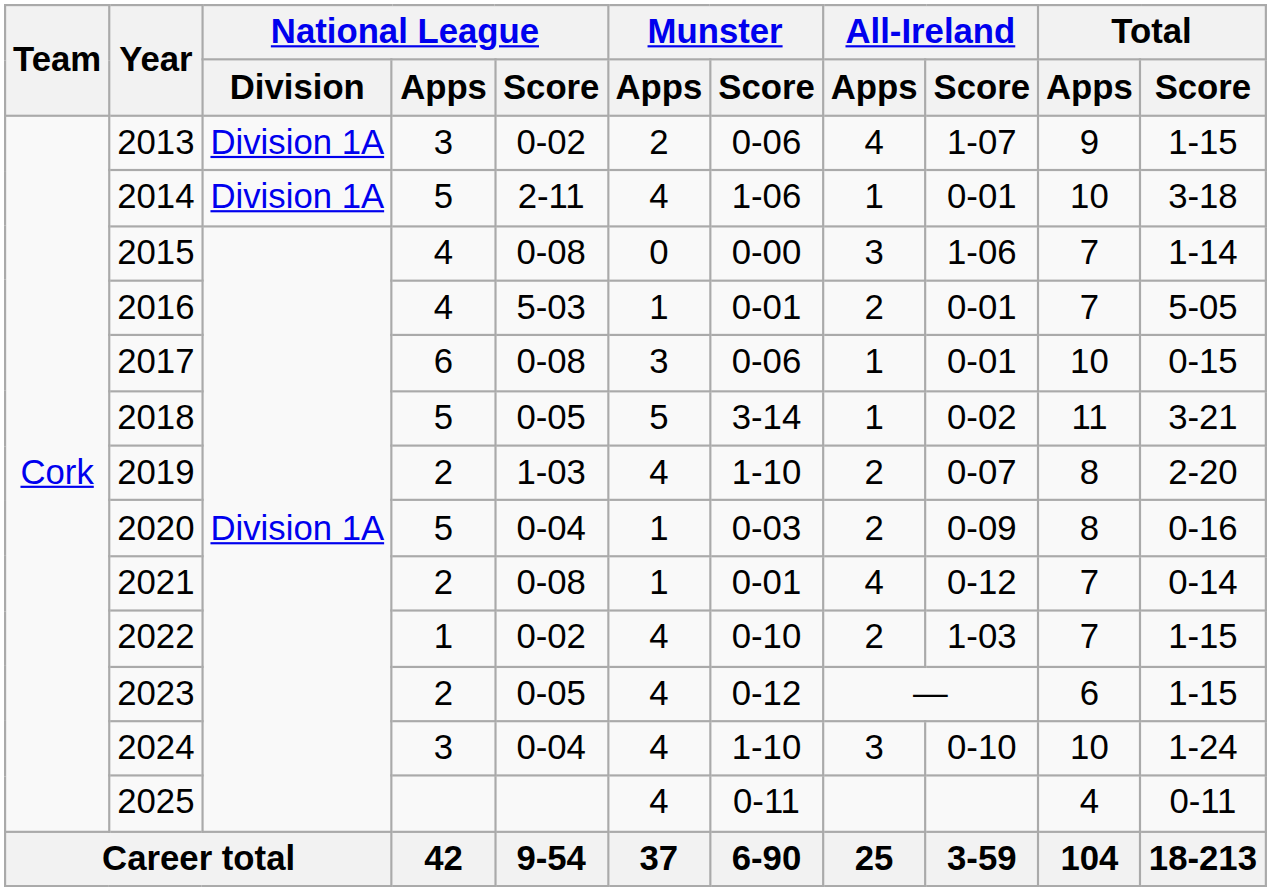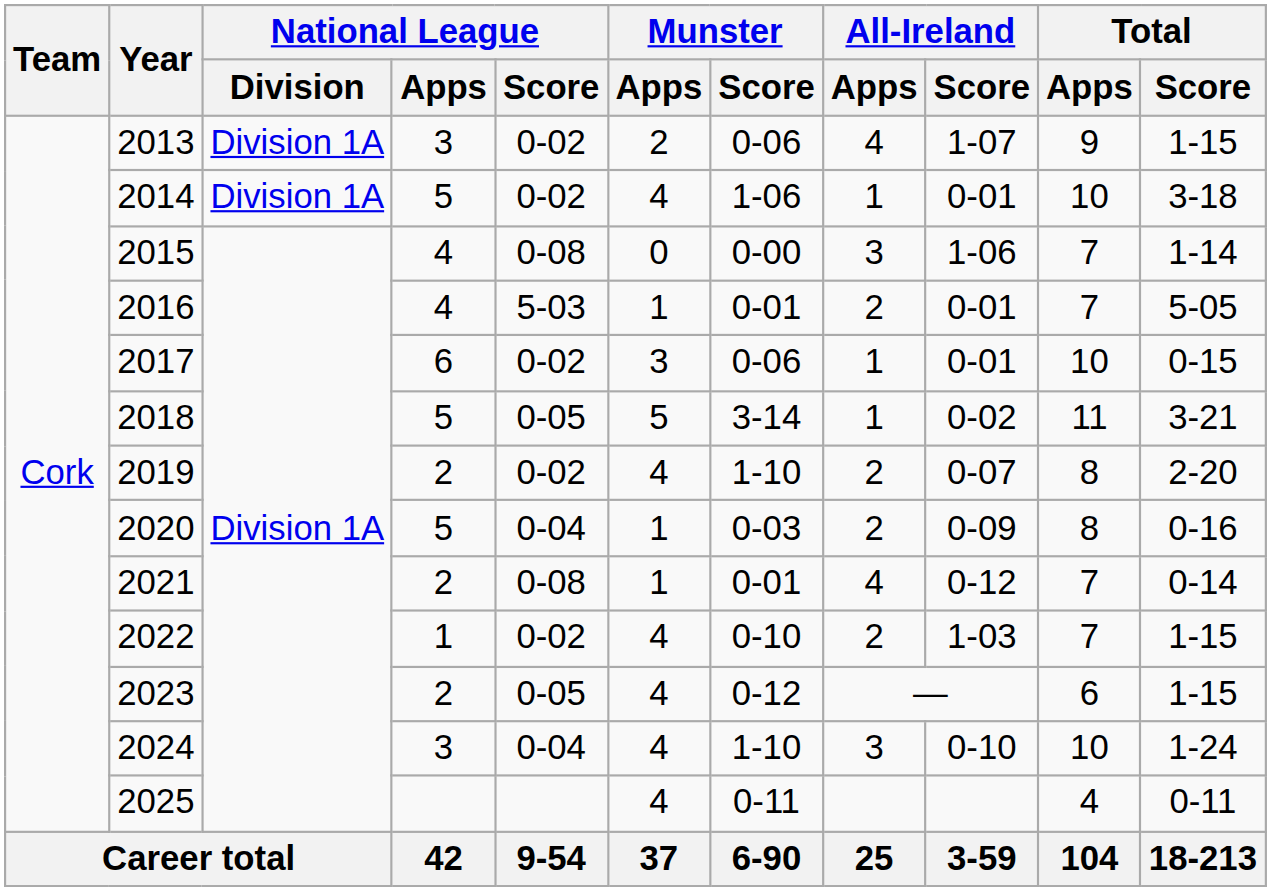(551, 197) 2-11 -> (551, 197) 0-02
(551, 362) 0-08 -> (551, 362) 0-02
(551, 472) 1-03 -> (551, 472) 0-02
